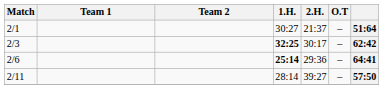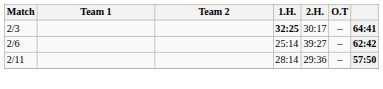- row: (13, 28)
(365, 44) 62:42 -> (365, 28) 64:41
(287, 60) bold -> (287, 44) normal
(315, 60) 29:36 -> (315, 44) 39:27
(365, 60) 64:41 -> (365, 44) 62:42
(315, 76) 39:27 -> (315, 60) 29:36
